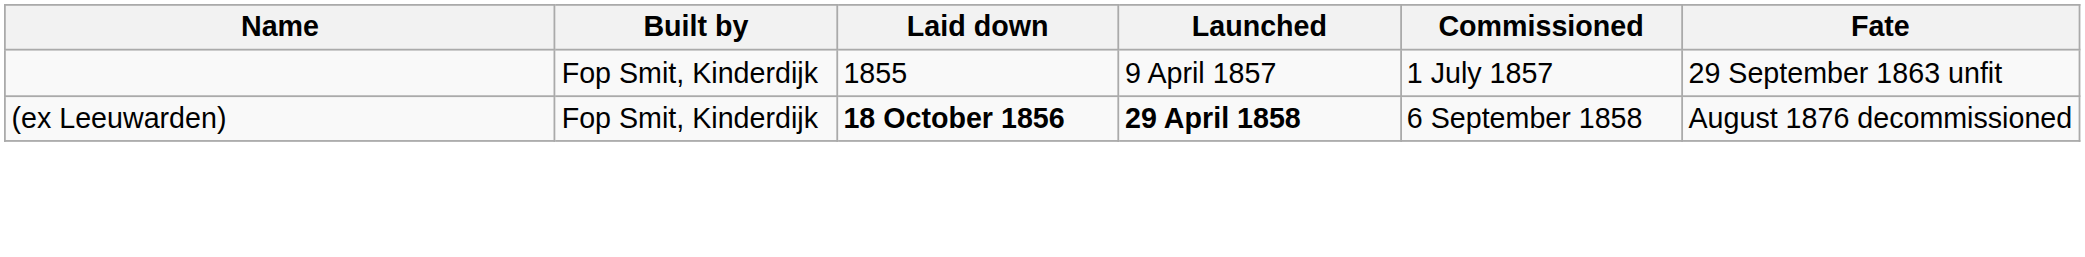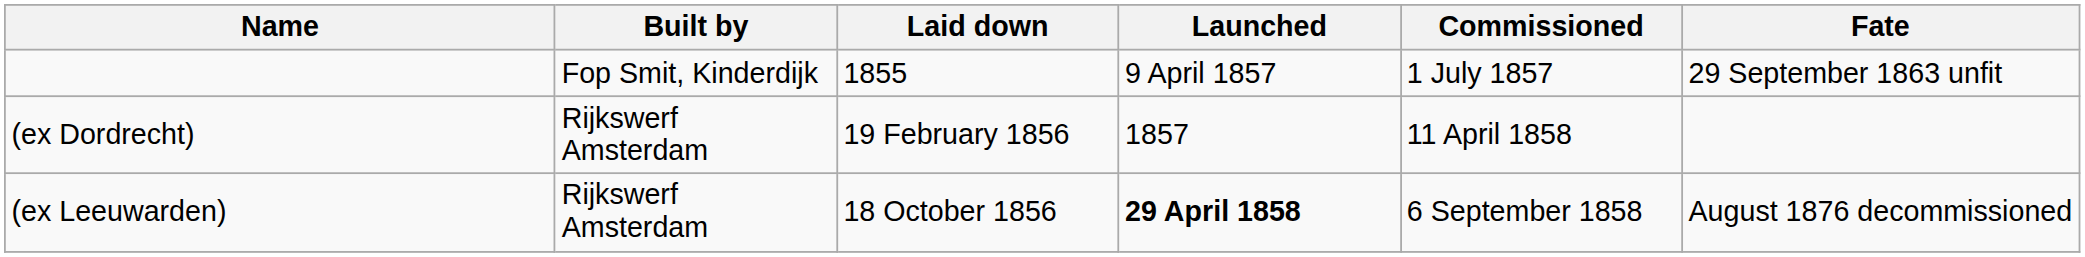+ row: (103, 134)
(690, 118) Fop Smit, Kinderdijk -> (635, 211) Rijkswerf Amsterdam
(954, 118) bold -> (950, 211) normal
